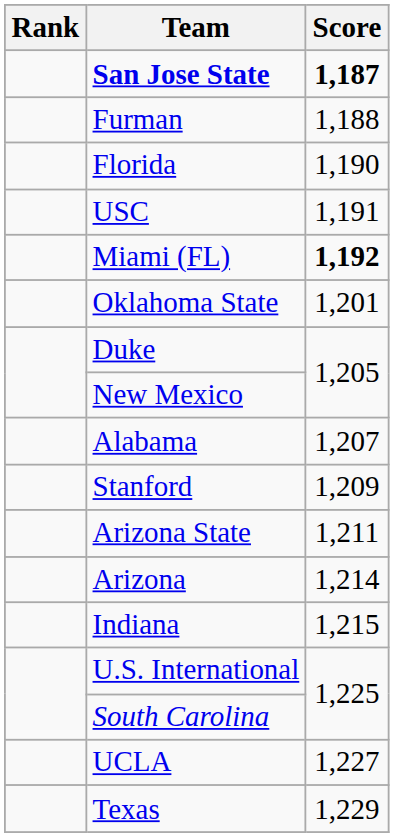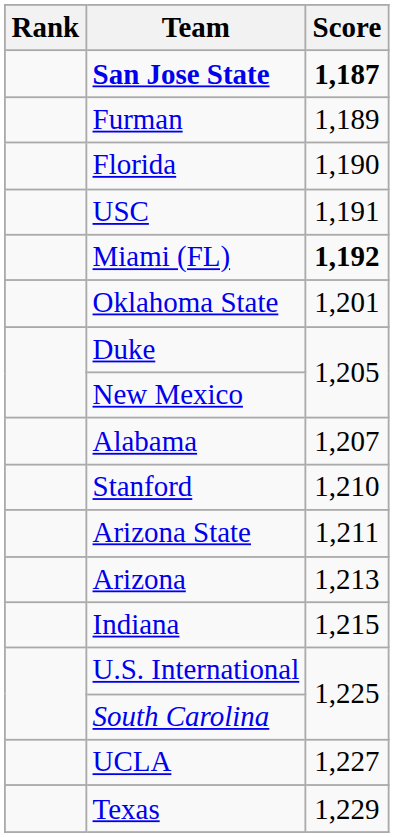(347, 119) 1,188 -> (347, 119) 1,189
(347, 486) 1,209 -> (347, 486) 1,210
(347, 578) 1,214 -> (347, 578) 1,213
